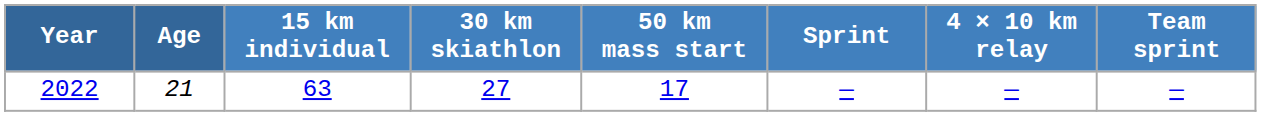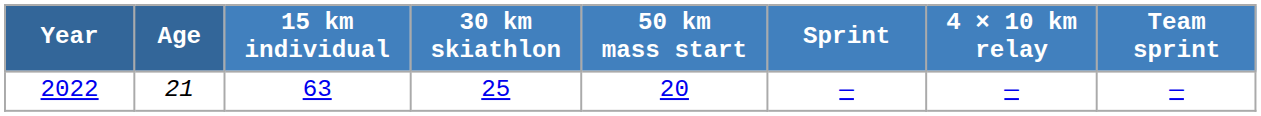(496, 91) 27 -> (496, 91) 25
(674, 91) 17 -> (674, 91) 20
